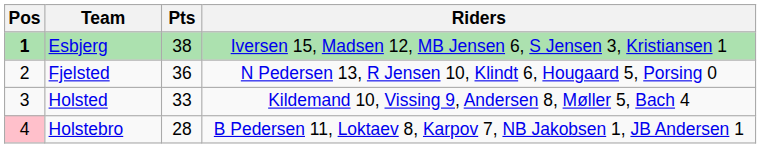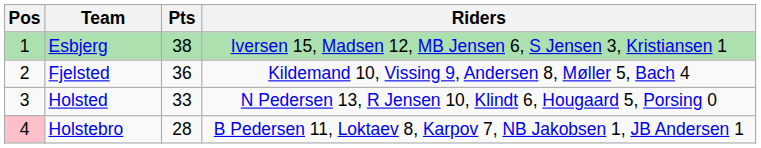(25, 45) bold -> (25, 45) normal
(479, 73) N Pedersen 13, R Jensen 10, Klindt 6, Hougaard 5, Porsing 0 -> (479, 73) Kildemand 10, Vissing 9, Andersen 8, Møller 5, Bach 4
(479, 101) Kildemand 10, Vissing 9, Andersen 8, Møller 5, Bach 4 -> (479, 101) N Pedersen 13, R Jensen 10, Klindt 6, Hougaard 5, Porsing 0
